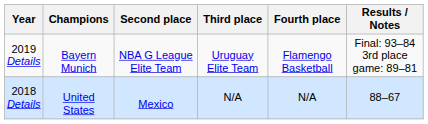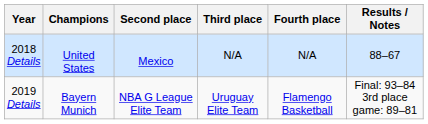rows swapped: (24, 97) <-> (24, 55)
